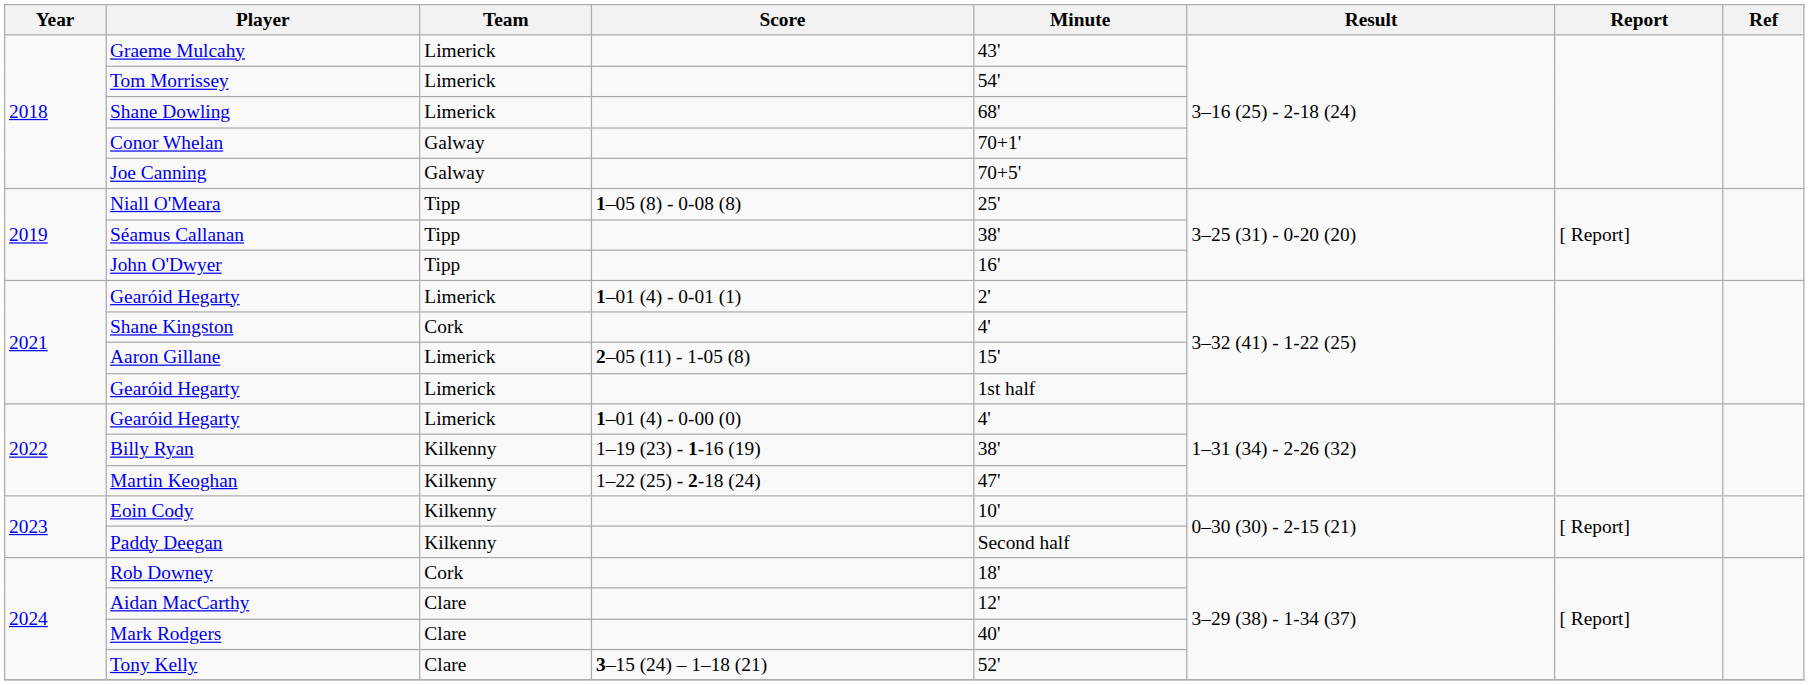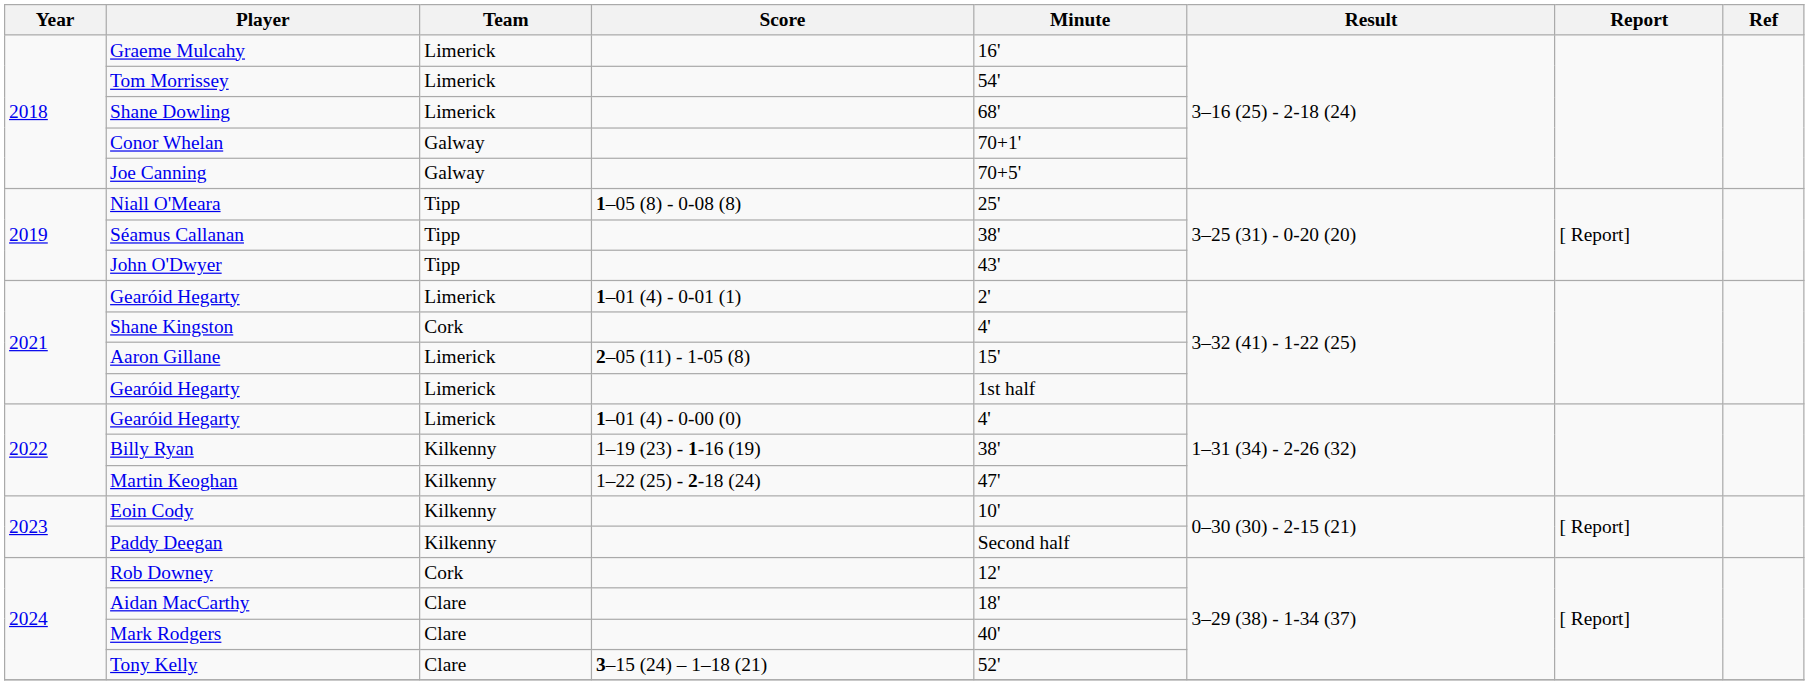(989, 50) 43' -> (989, 50) 16'
(989, 265) 16' -> (989, 265) 43'
(989, 572) 18' -> (989, 572) 12'
(989, 603) 12' -> (989, 603) 18'
